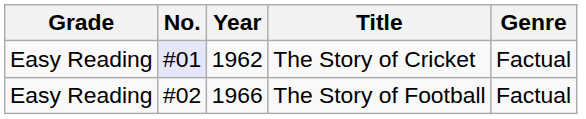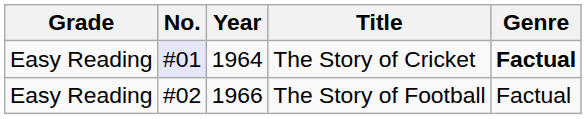(237, 58) 1962 -> (237, 58) 1964
(534, 58) normal -> (536, 58) bold
